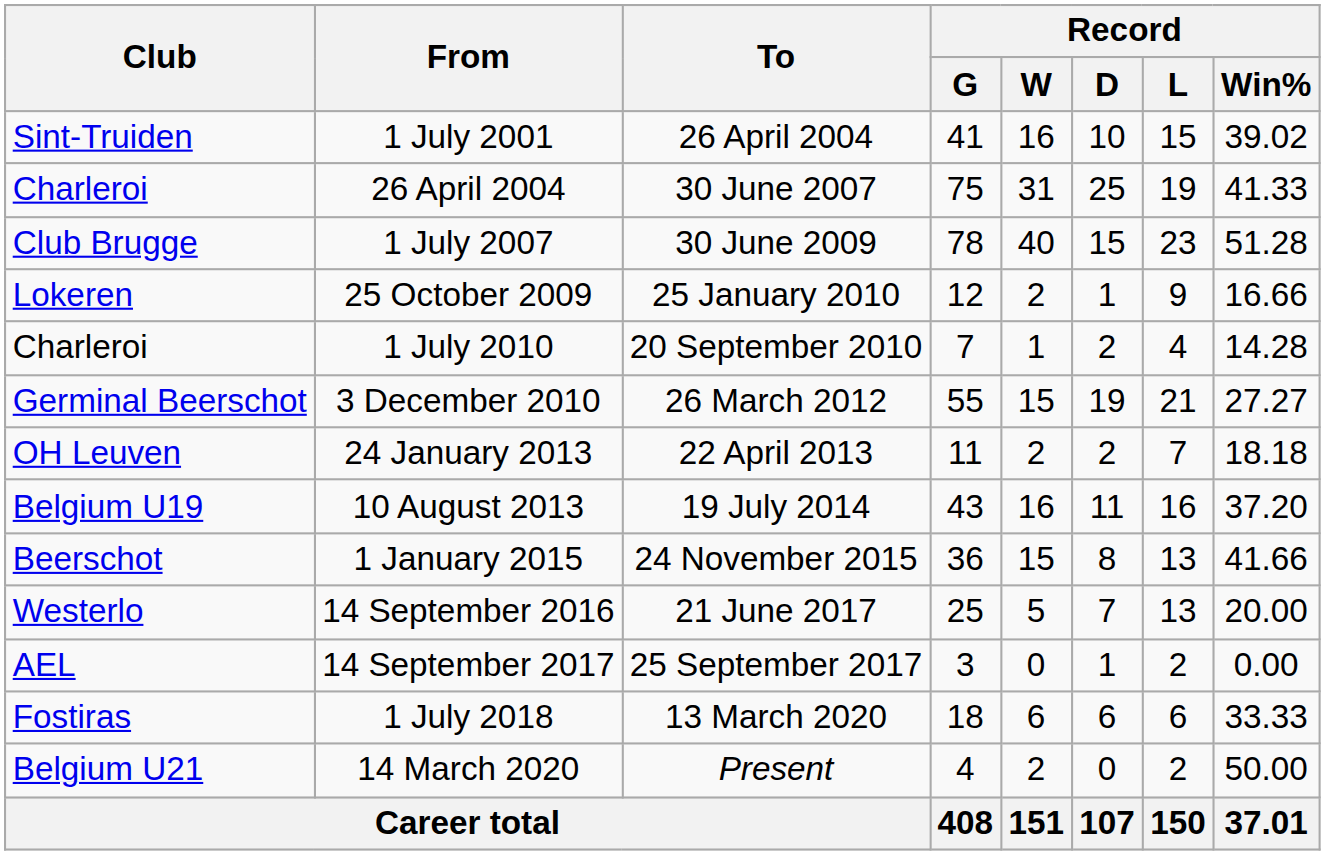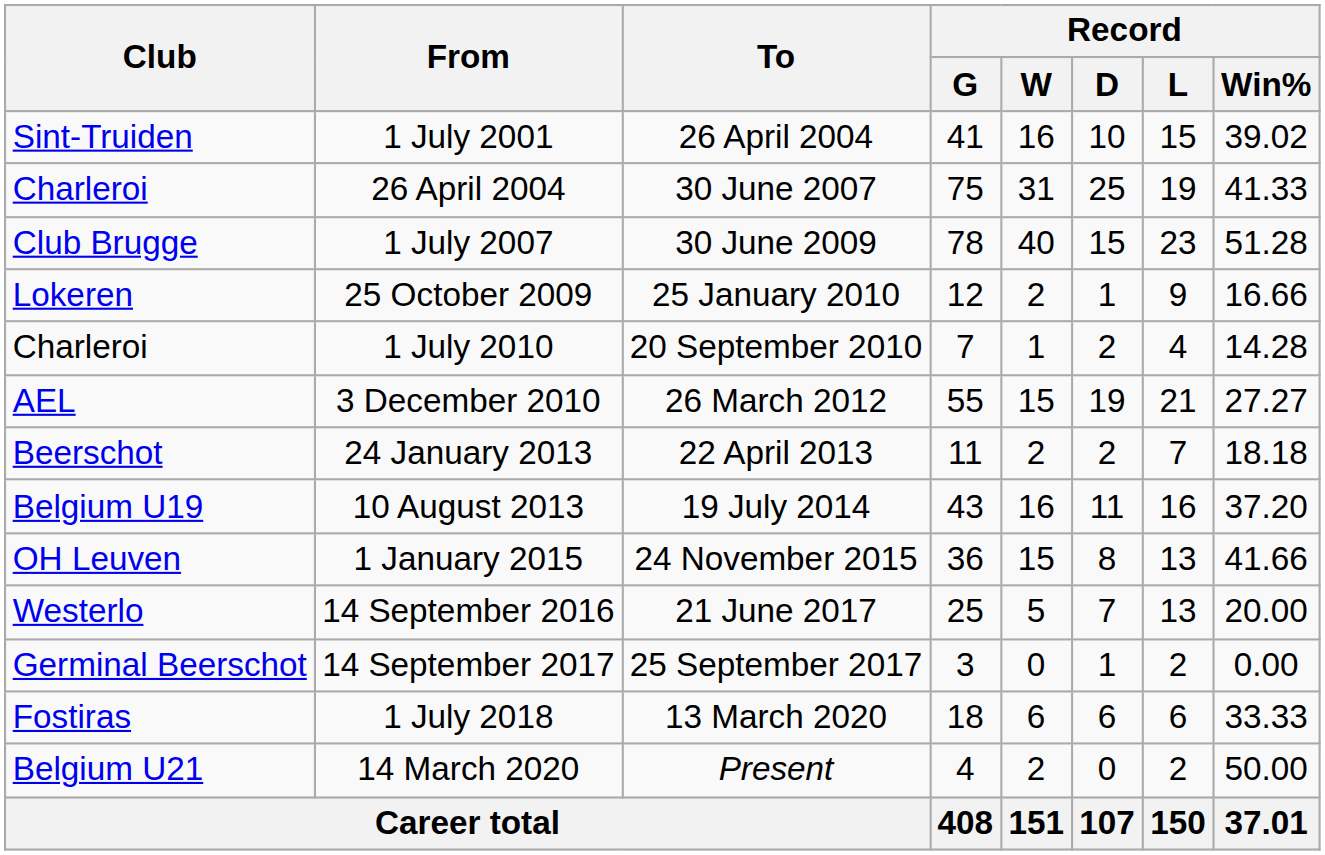(160, 400) Germinal Beerschot -> (44, 400) AEL
(97, 453) OH Leuven -> (88, 453) Beerschot
(88, 558) Beerschot -> (97, 558) OH Leuven
(44, 664) AEL -> (160, 664) Germinal Beerschot
